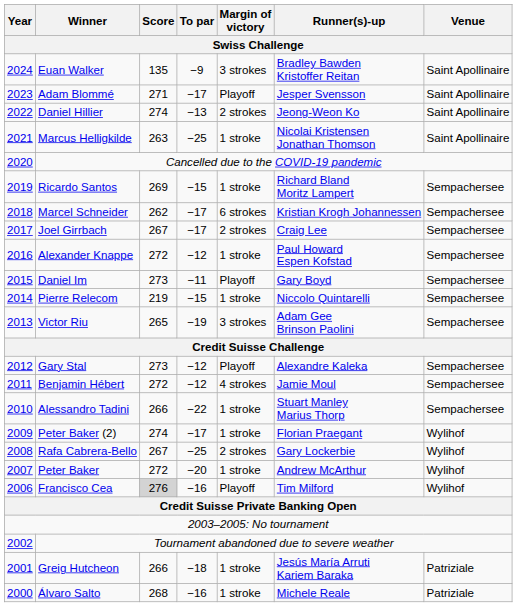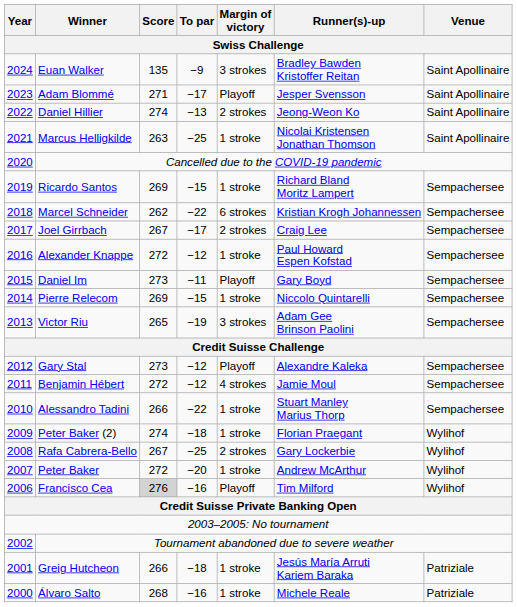(197, 212) −17 -> (197, 212) −22
(158, 298) 219 -> (158, 298) 269
(197, 433) −17 -> (197, 433) −18
